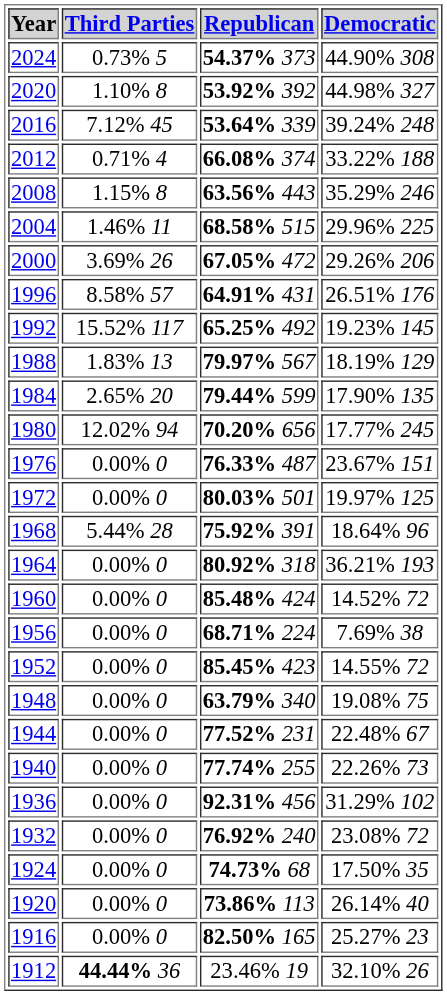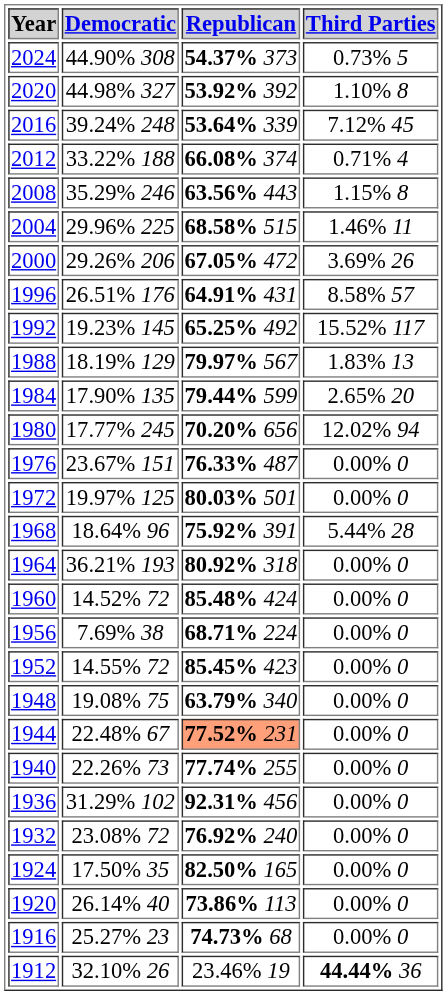columns swapped: (380, 23) <-> (129, 23)
(259, 734) no background -> (241, 734) lightsalmon background
(259, 869) 74.73% 68 -> (241, 869) 82.50% 165
(259, 937) 82.50% 165 -> (241, 937) 74.73% 68
